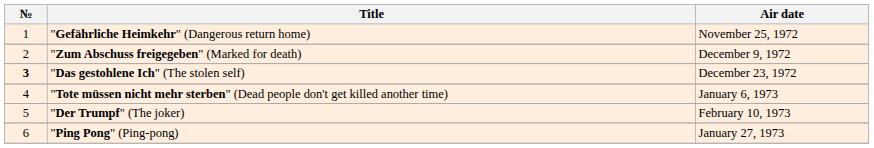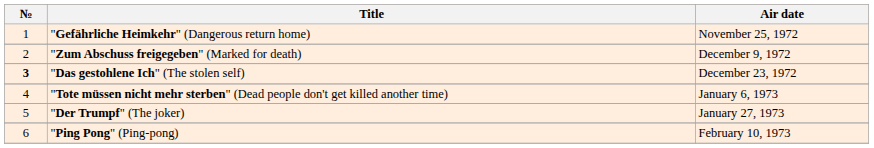(744, 113) February 10, 1973 -> (741, 113) January 27, 1973
(741, 133) January 27, 1973 -> (744, 133) February 10, 1973
